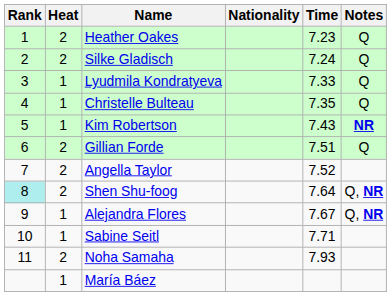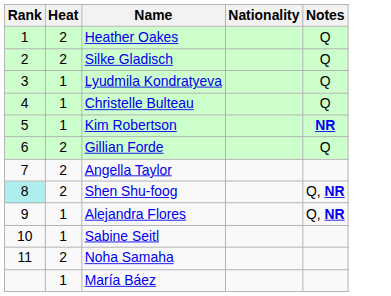- column: (322, 15)
